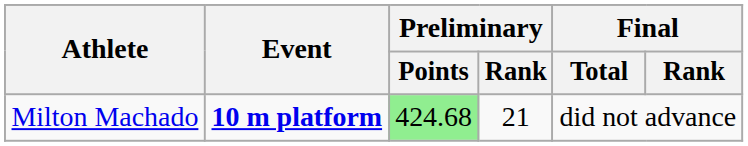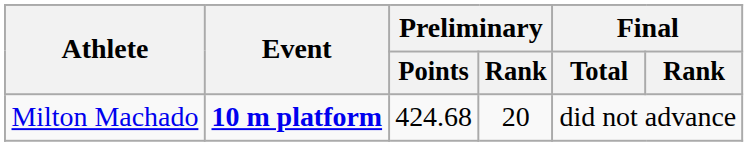(434, 117) lightgreen background -> (434, 117) no background
(516, 117) 21 -> (516, 117) 20
